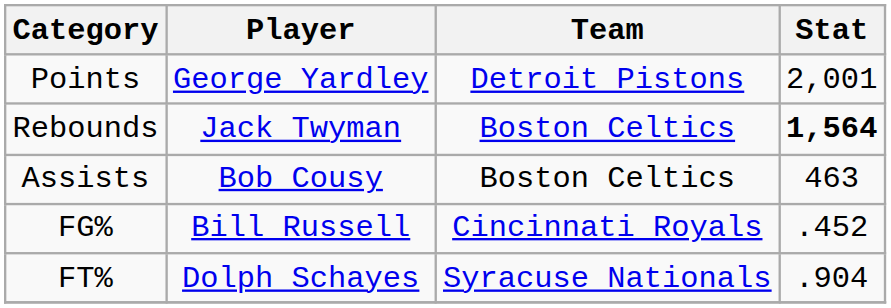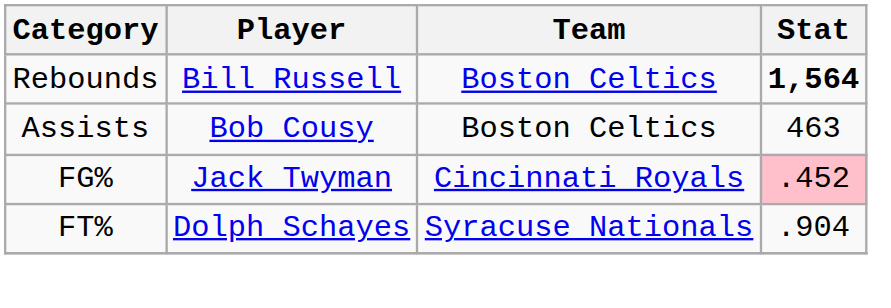- row: (85, 80)
(301, 129) Jack Twyman -> (292, 80) Bill Russell
(301, 228) Bill Russell -> (292, 179) Jack Twyman
(832, 228) no background -> (813, 179) pink background
